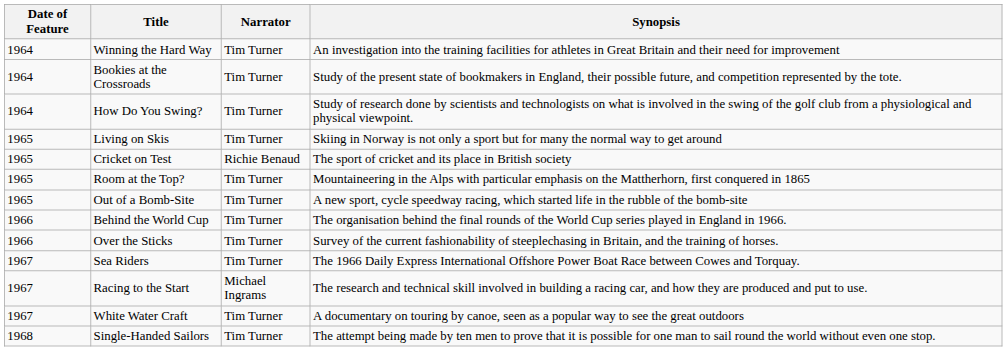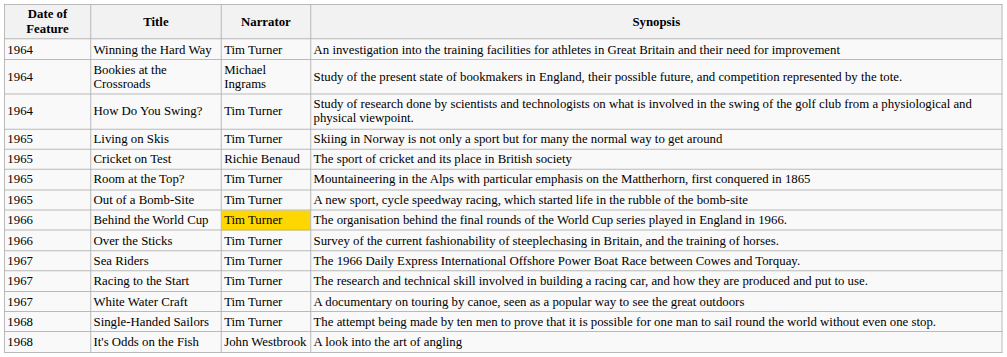(253, 76) Tim Turner -> (245, 76) Michael Ingrams
(253, 220) no background -> (253, 220) gold background
(245, 288) Michael Ingrams -> (253, 281) Tim Turner
+ row: (146, 342)
